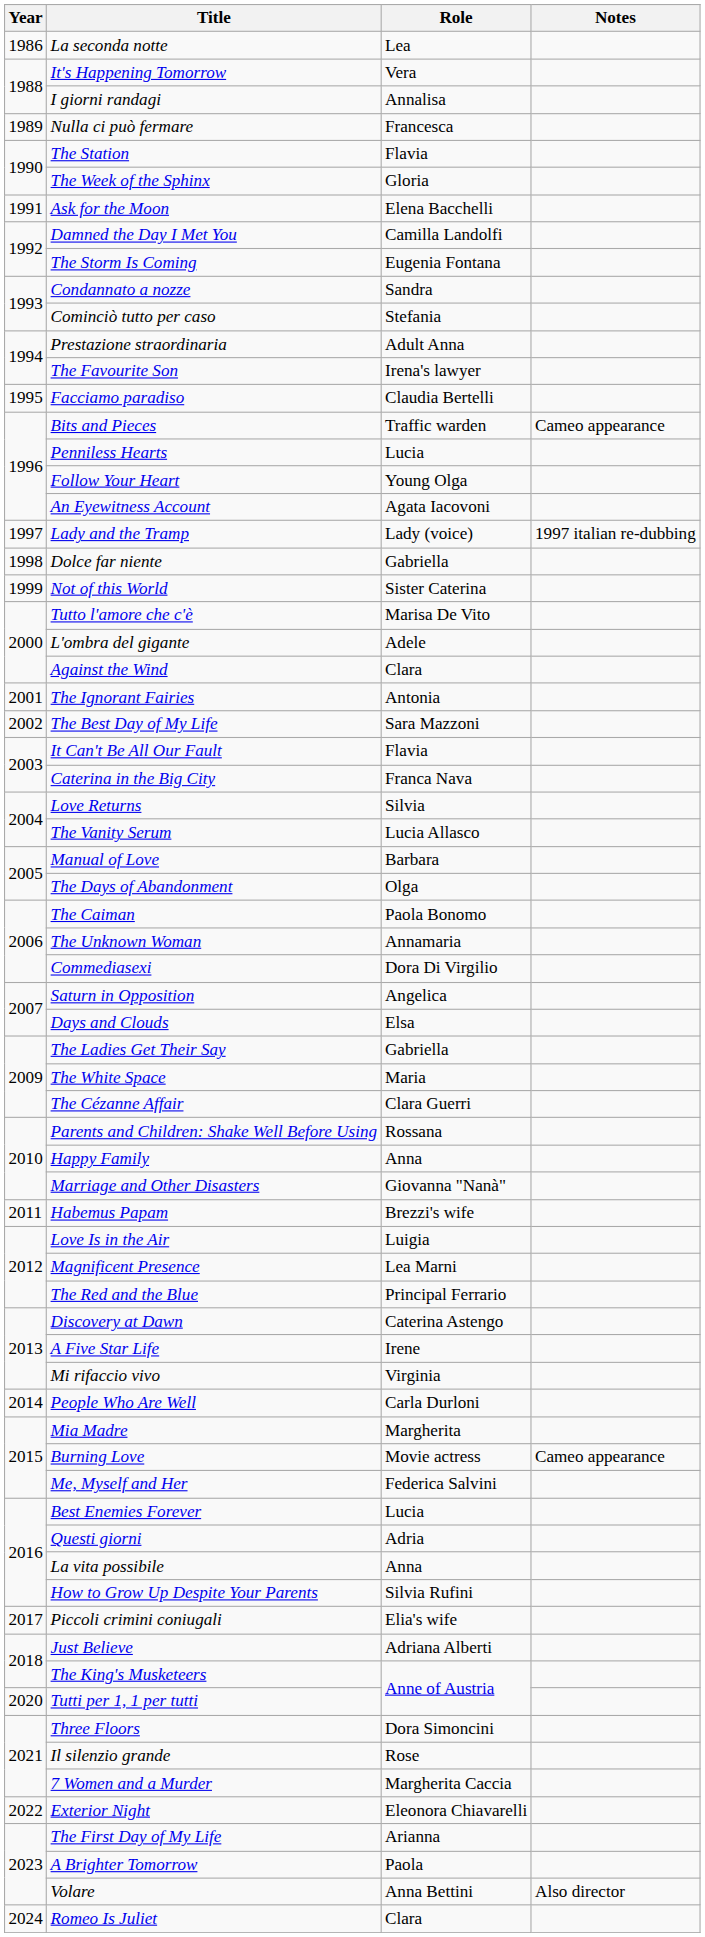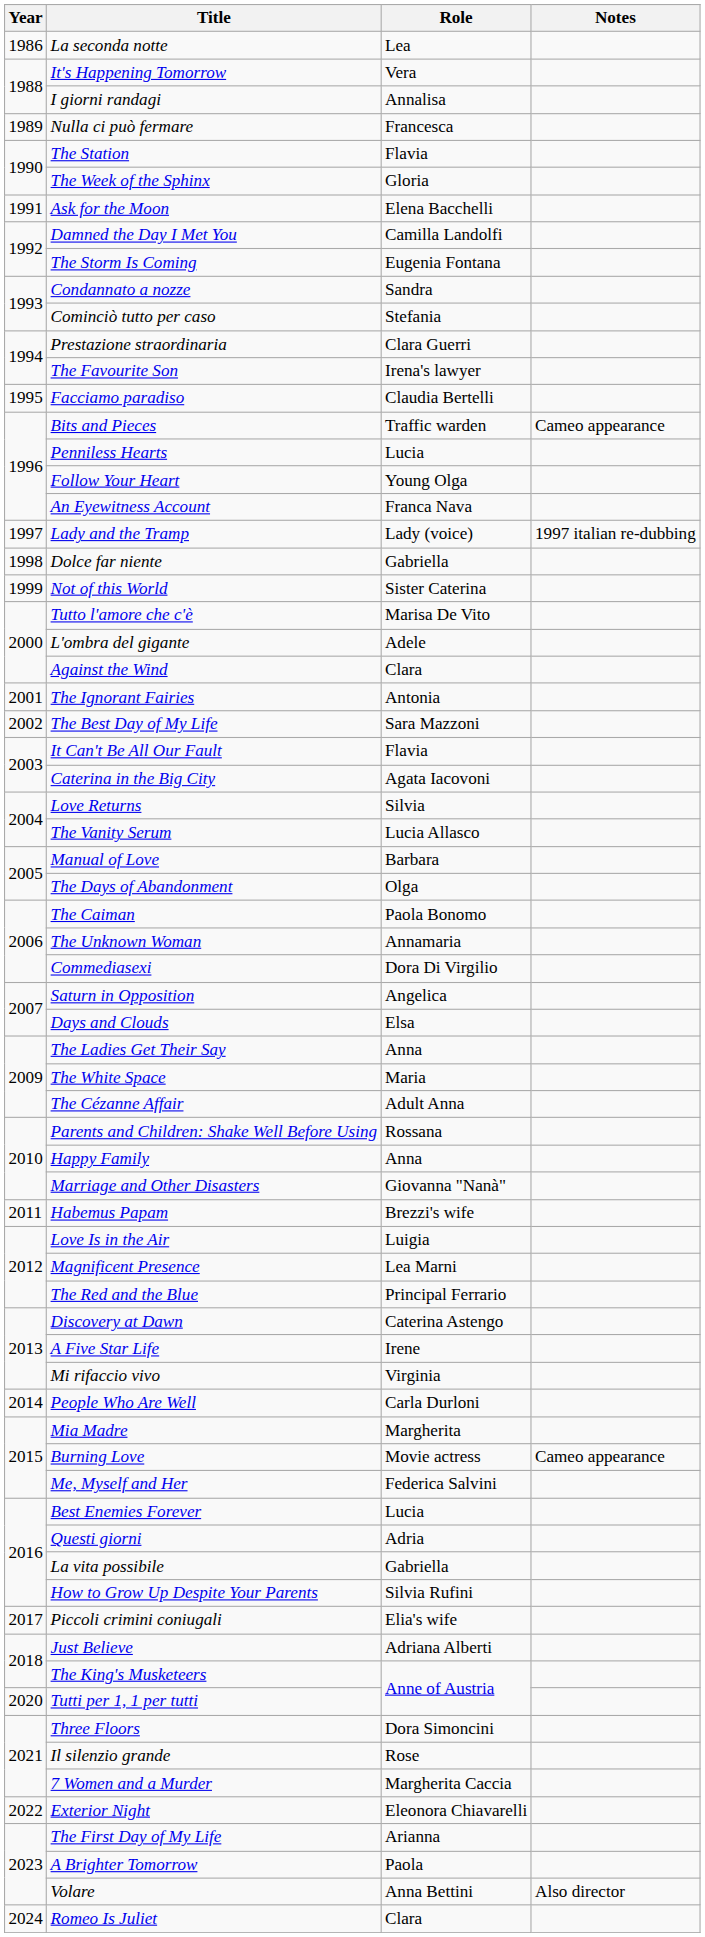(425, 343) Adult Anna -> (428, 343) Clara Guerri
(438, 506) Agata Iacovoni -> (428, 506) Franca Nava
(428, 778) Franca Nava -> (438, 778) Agata Iacovoni
(417, 1049) Gabriella -> (404, 1049) Anna
(428, 1104) Clara Guerri -> (425, 1104) Adult Anna
(404, 1565) Anna -> (417, 1565) Gabriella
